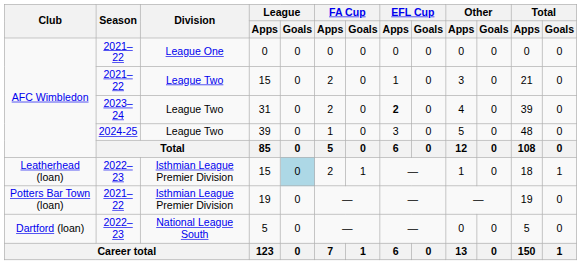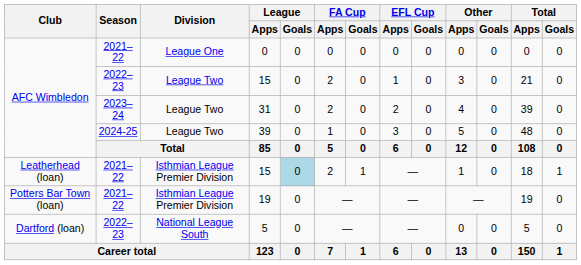(118, 80) 2021–22 -> (118, 80) 2022–23
(396, 109) bold -> (396, 109) normal
(118, 171) 2022–23 -> (118, 171) 2021–22
